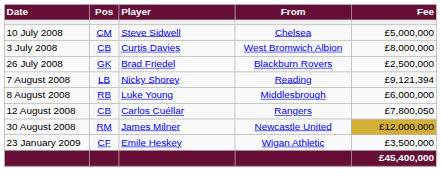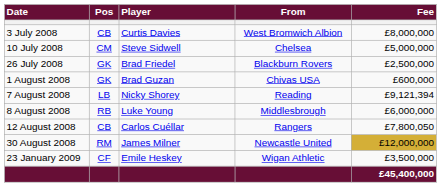rows swapped: (32, 48) <-> (35, 32)
+ row: (38, 79)
